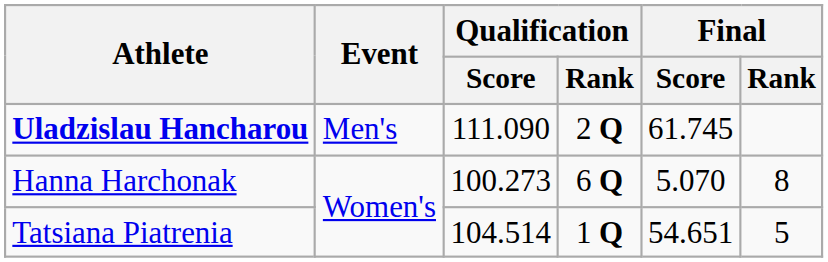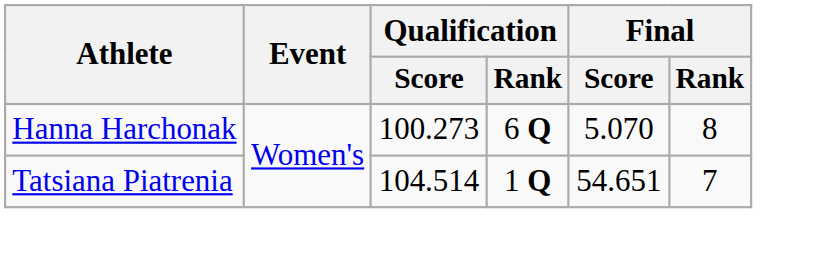- row: (160, 129)
(782, 231) 5 -> (710, 180) 7
